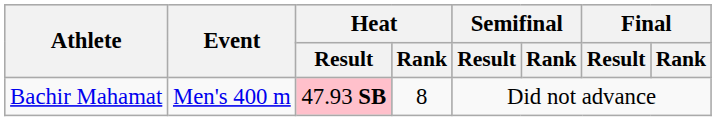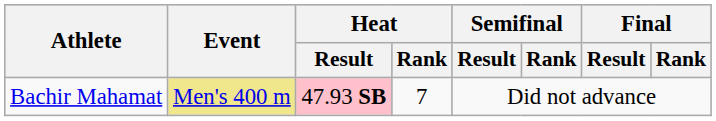(232, 96) no background -> (232, 96) khaki background
(422, 96) 8 -> (422, 96) 7
